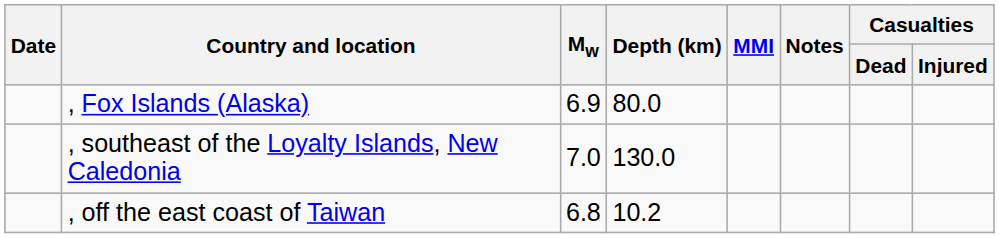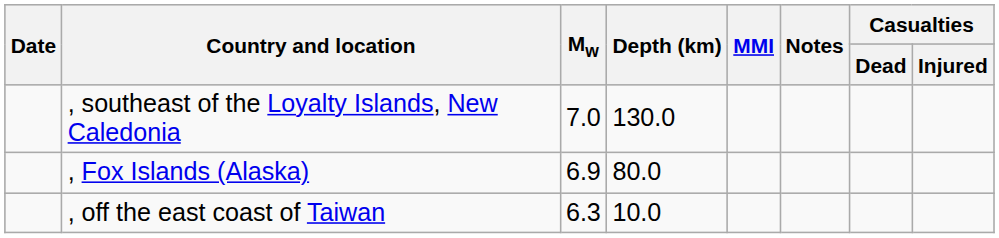rows swapped: (188, 104) <-> (283, 158)
(583, 212) 6.8 -> (583, 212) 6.3
(637, 212) 10.2 -> (637, 212) 10.0
